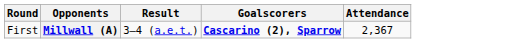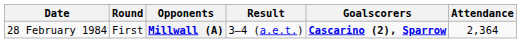+ column: (57, 13)
(377, 30) 2,367 -> (483, 30) 2,364
